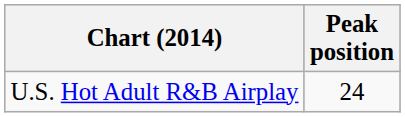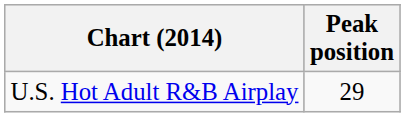(352, 91) 24 -> (352, 91) 29
